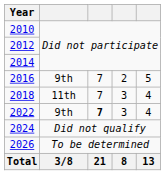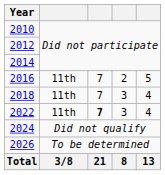(64, 79) 9th -> (64, 79) 11th
(64, 112) 9th -> (64, 112) 11th
